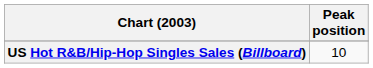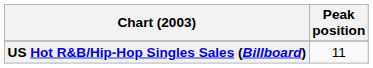(339, 52) 10 -> (339, 52) 11
